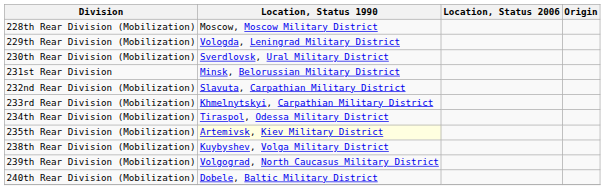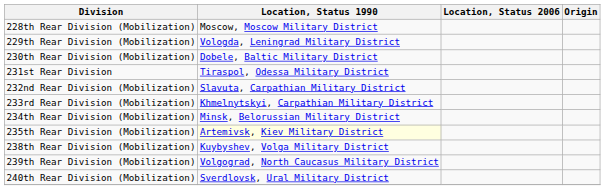(294, 57) Sverdlovsk, Ural Military District -> (289, 57) Dobele, Baltic Military District
(300, 72) Minsk, Belorussian Military District -> (294, 72) Tiraspol, Odessa Military District
(294, 117) Tiraspol, Odessa Military District -> (300, 117) Minsk, Belorussian Military District
(289, 177) Dobele, Baltic Military District -> (294, 177) Sverdlovsk, Ural Military District
